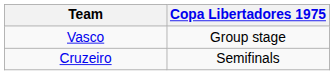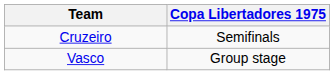rows swapped: (86, 59) <-> (86, 37)
